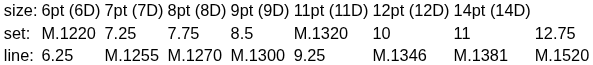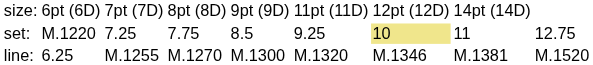(321, 33) M.1320 -> (310, 33) 9.25
(381, 33) no background -> (381, 33) khaki background
(310, 56) 9.25 -> (321, 56) M.1320
